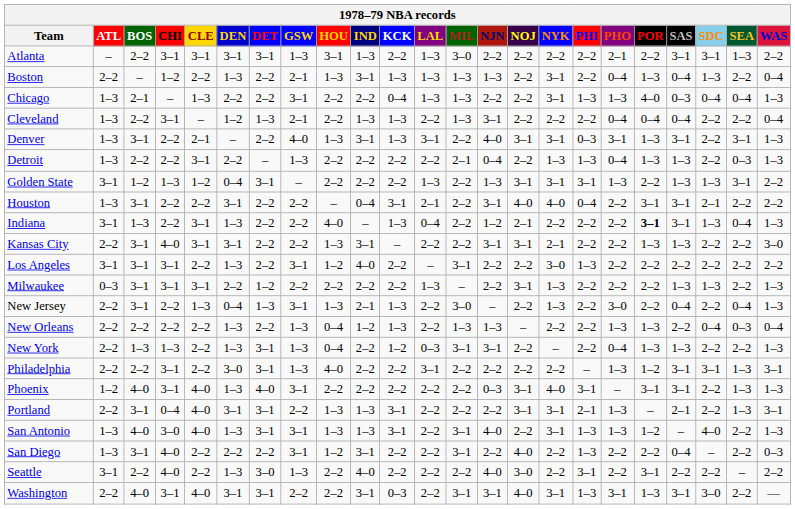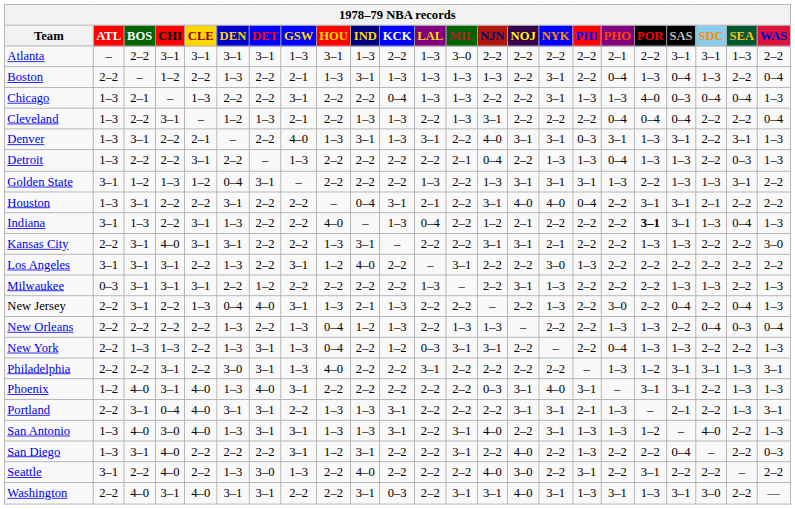(265, 306) 1–3 -> (265, 306) 4–0
(462, 306) 3–0 -> (462, 306) 2–2
